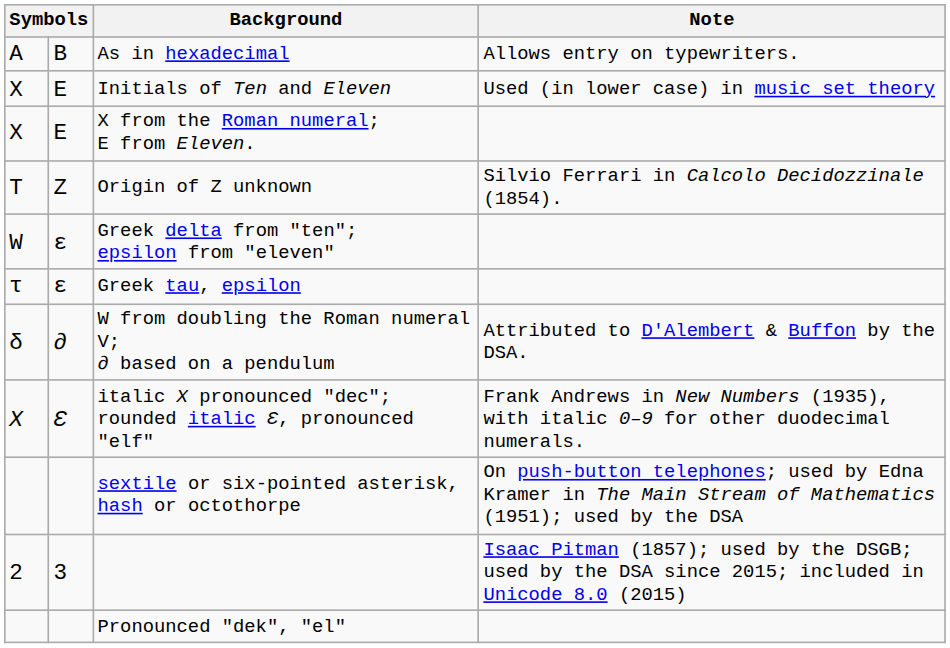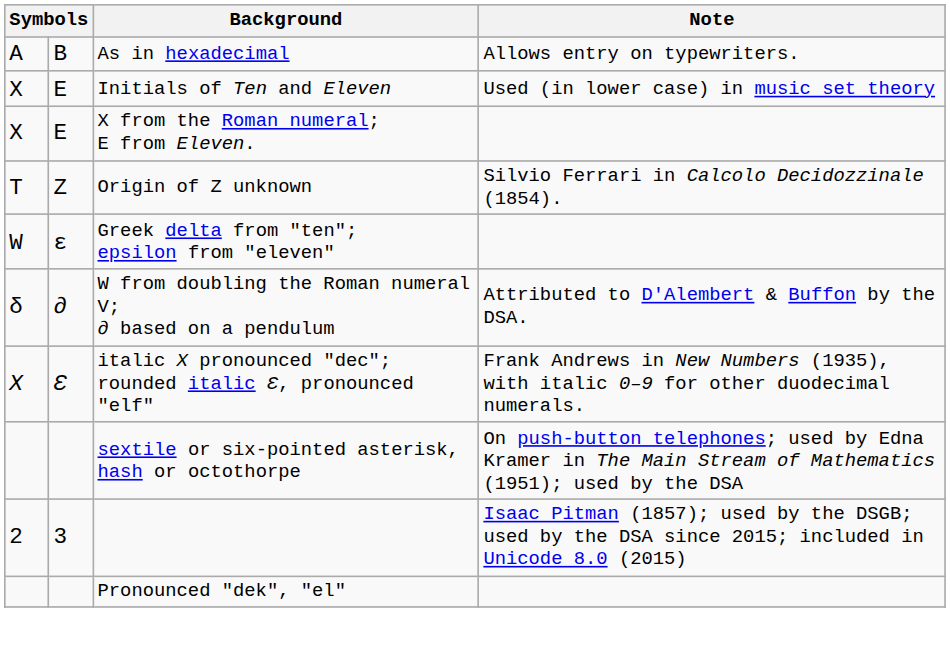- row: (199, 286)
